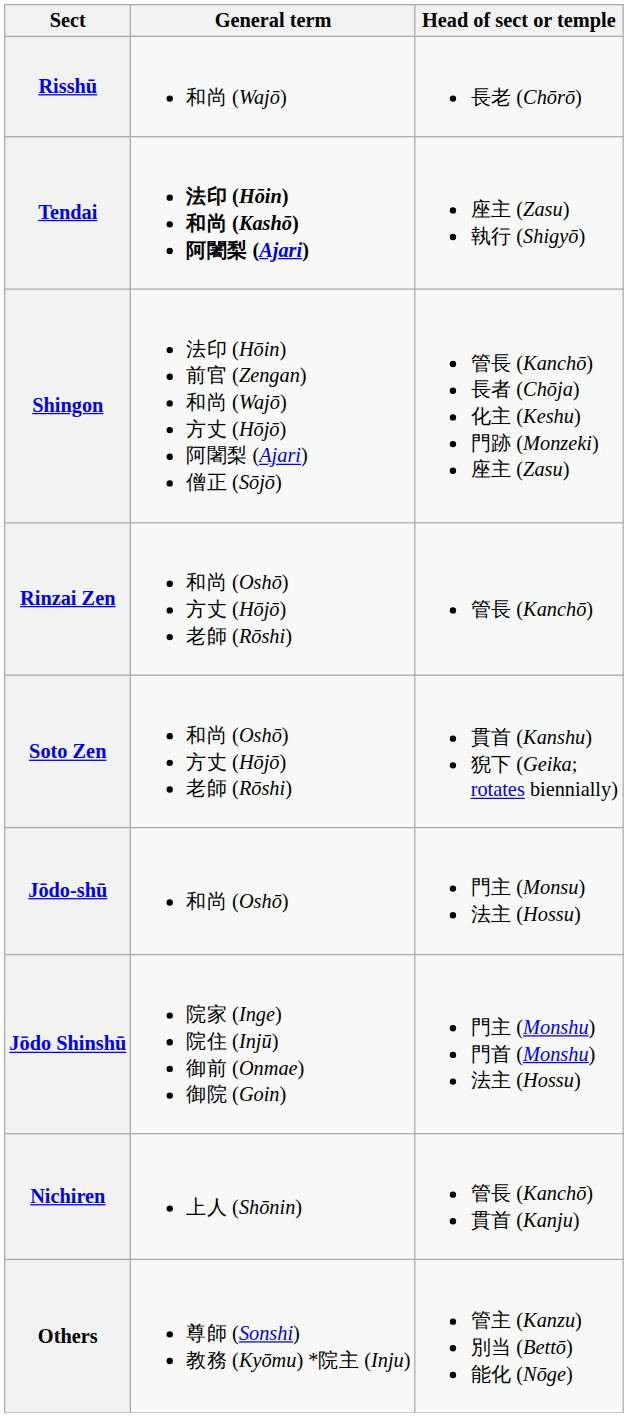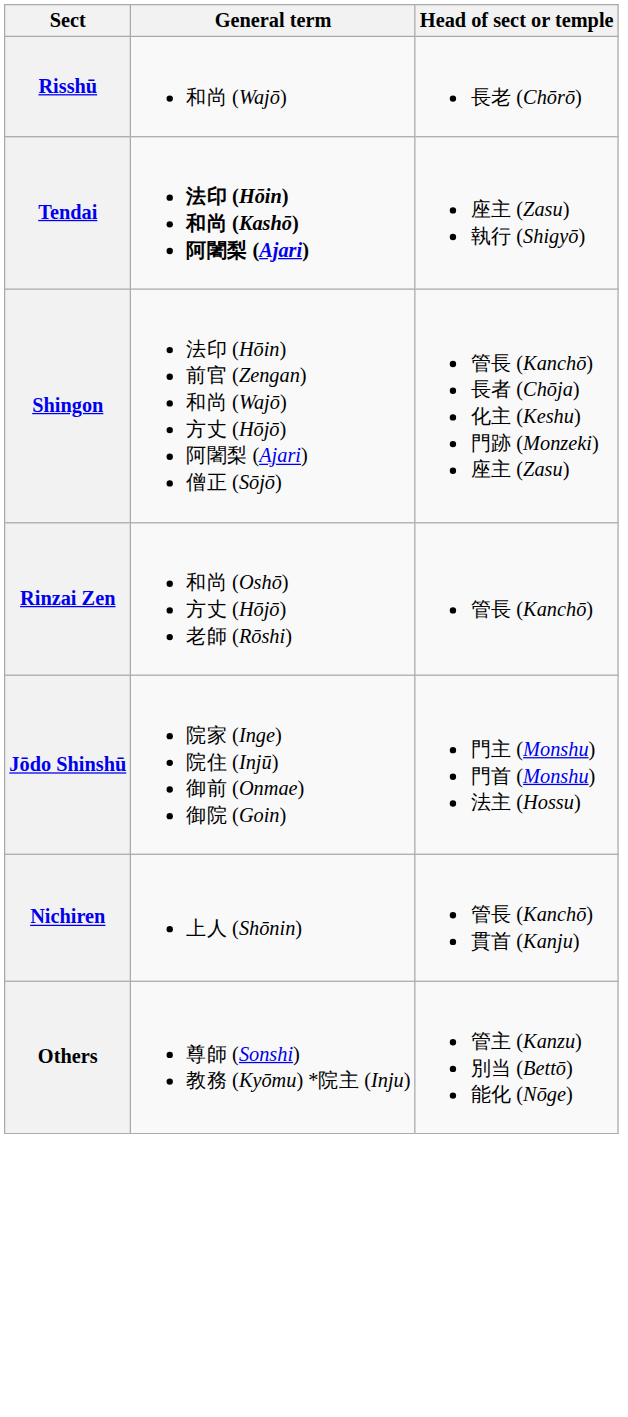- row: (68, 751)
- row: (68, 890)
